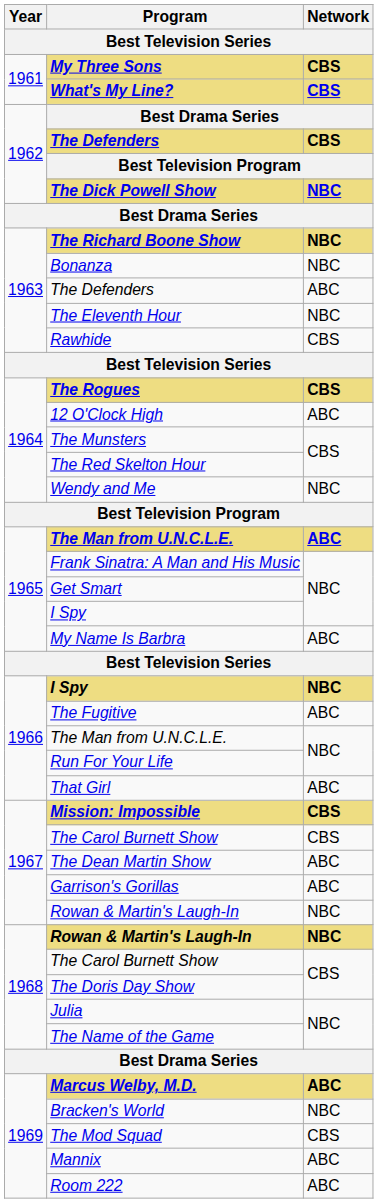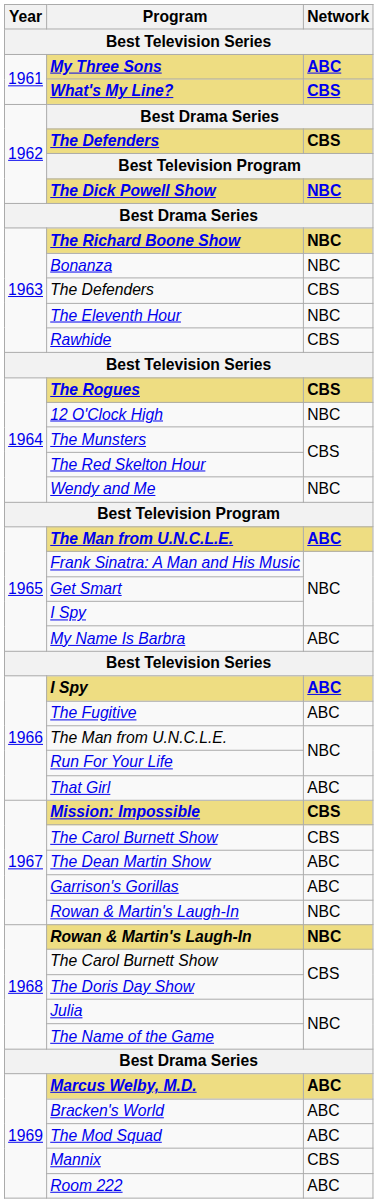(324, 66) CBS -> (324, 66) ABC
(323, 290) ABC -> (323, 290) CBS
(323, 414) ABC -> (324, 414) NBC
(324, 688) NBC -> (324, 688) ABC
(324, 1111) NBC -> (323, 1111) ABC
(323, 1135) CBS -> (323, 1135) ABC
(323, 1160) ABC -> (323, 1160) CBS
